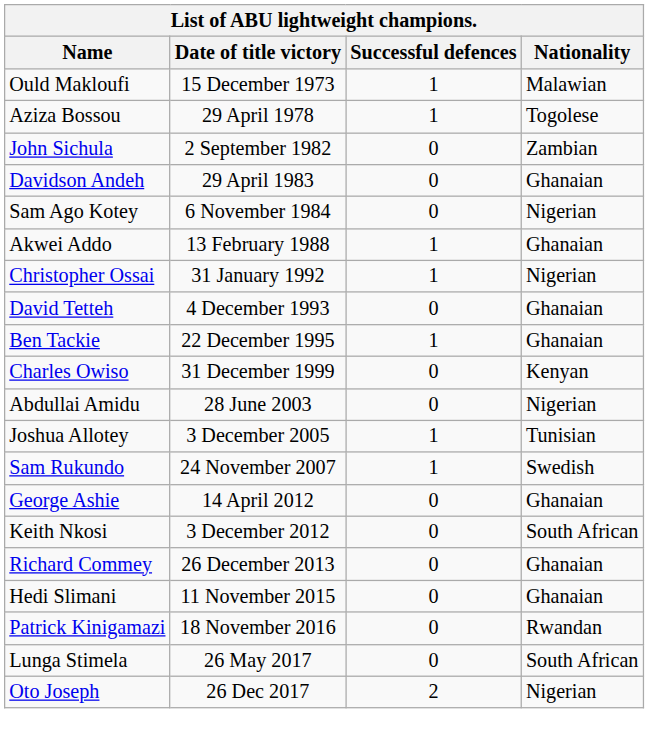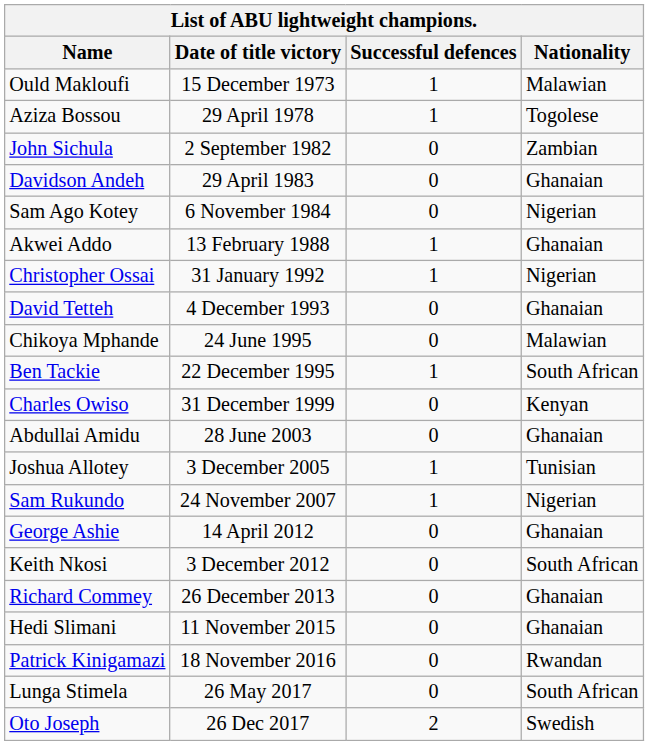+ row: (84, 340)
(565, 340) Ghanaian -> (582, 372) South African
(561, 404) Nigerian -> (565, 436) Ghanaian
(560, 468) Swedish -> (561, 500) Nigerian
(561, 691) Nigerian -> (560, 723) Swedish
